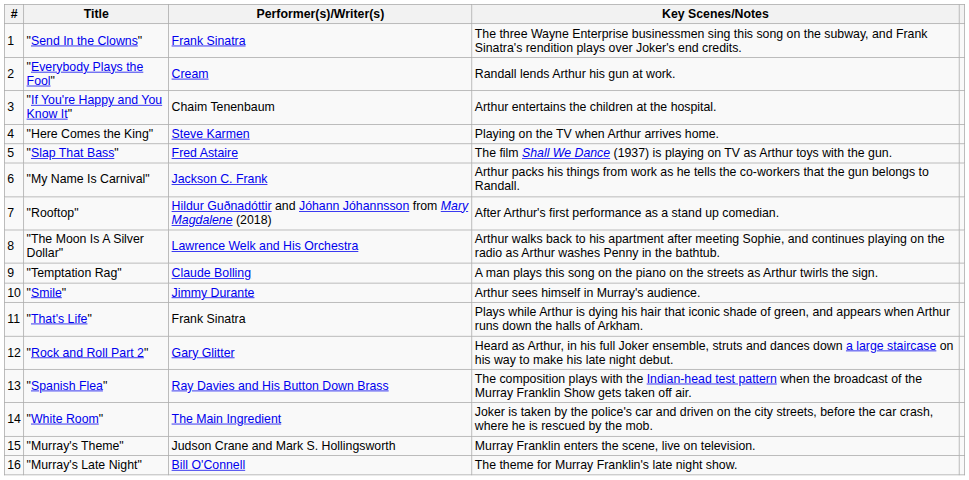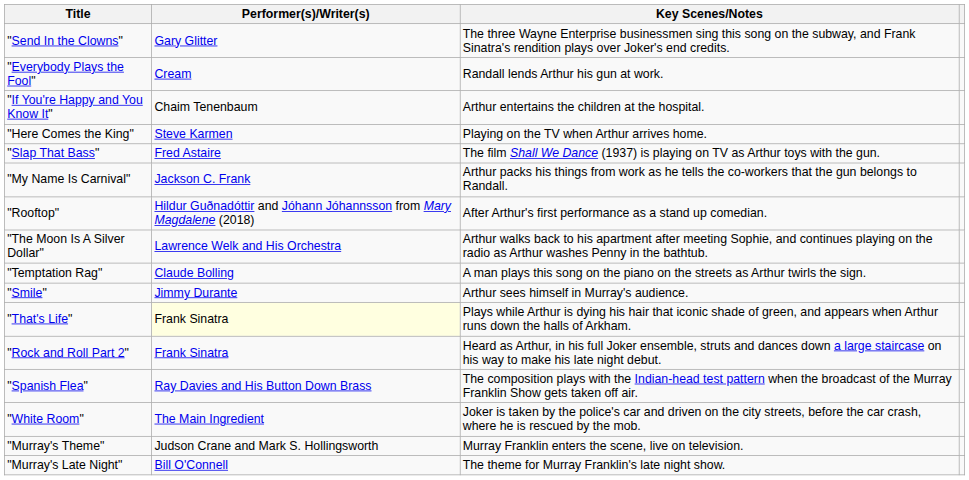- column: (14, 14)
(209, 40) Frank Sinatra -> (186, 40) Gary Glitter
(209, 319) no background -> (191, 319) lightyellow background
(203, 352) Gary Glitter -> (191, 352) Frank Sinatra
